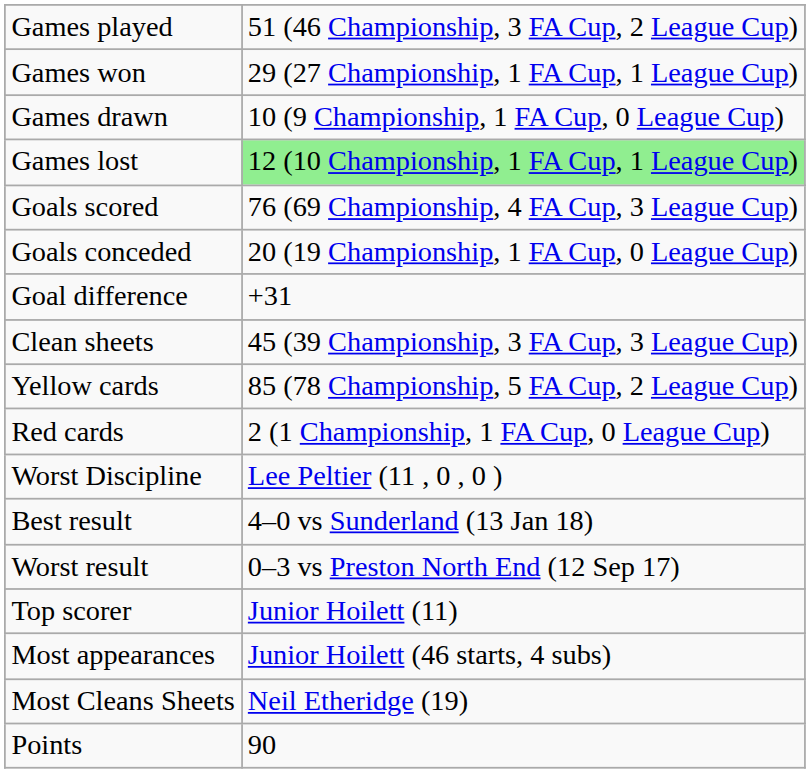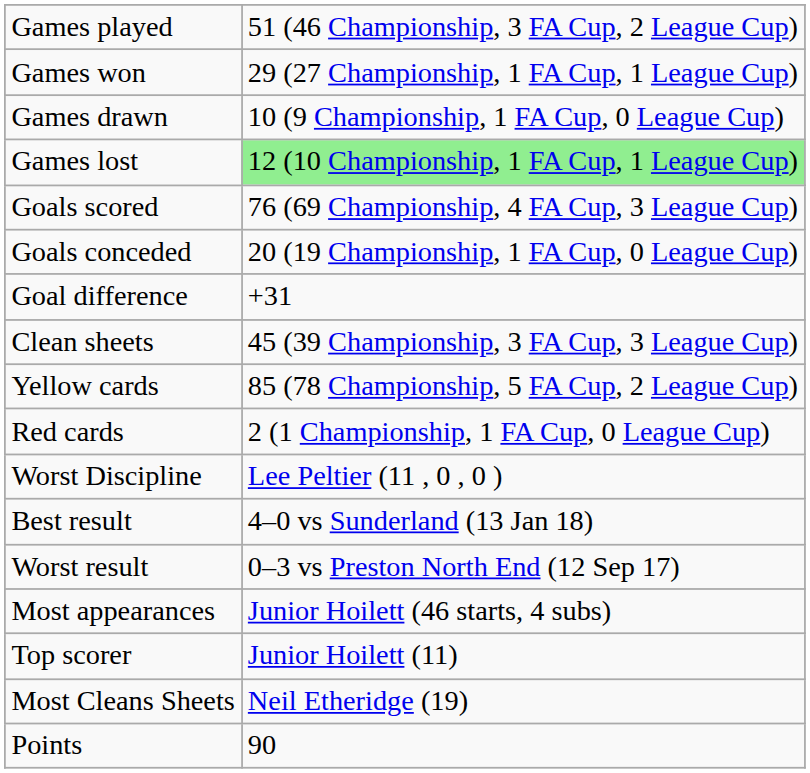rows swapped: (113, 655) <-> (71, 610)
